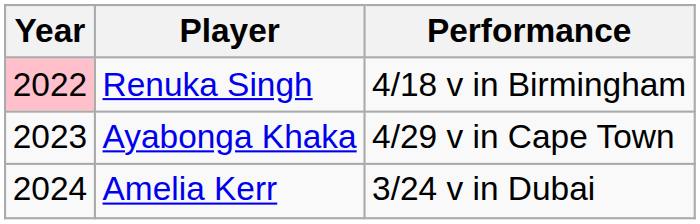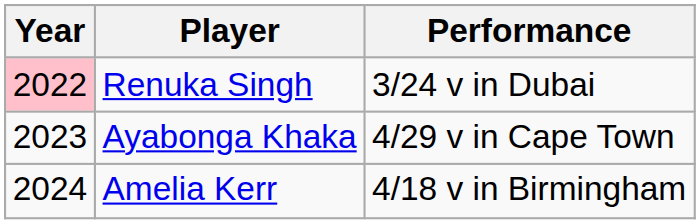(529, 84) 4/18 v in Birmingham -> (484, 84) 3/24 v in Dubai
(484, 190) 3/24 v in Dubai -> (529, 190) 4/18 v in Birmingham
